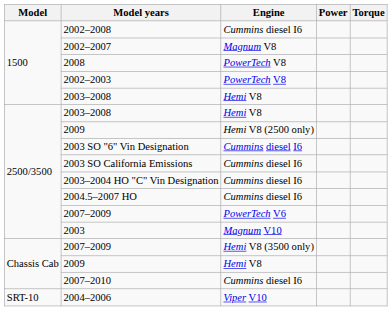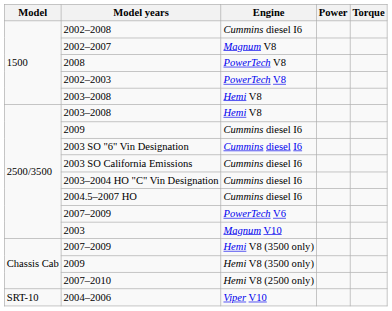(269, 130) Hemi V8 (2500 only) -> (263, 130) Cummins diesel I6
(243, 264) Hemi V8 -> (269, 264) Hemi V8 (3500 only)
(263, 280) Cummins diesel I6 -> (269, 280) Hemi V8 (2500 only)
